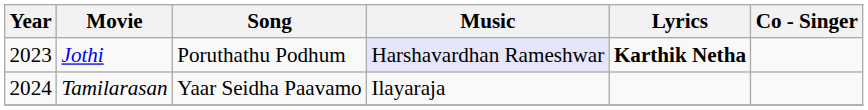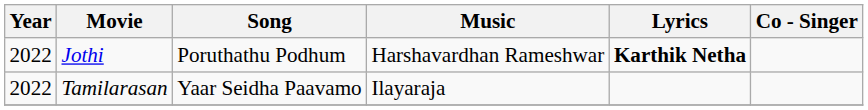(31, 54) 2023 -> (31, 54) 2022
(488, 54) lavender background -> (488, 54) no background
(31, 88) 2024 -> (31, 88) 2022
